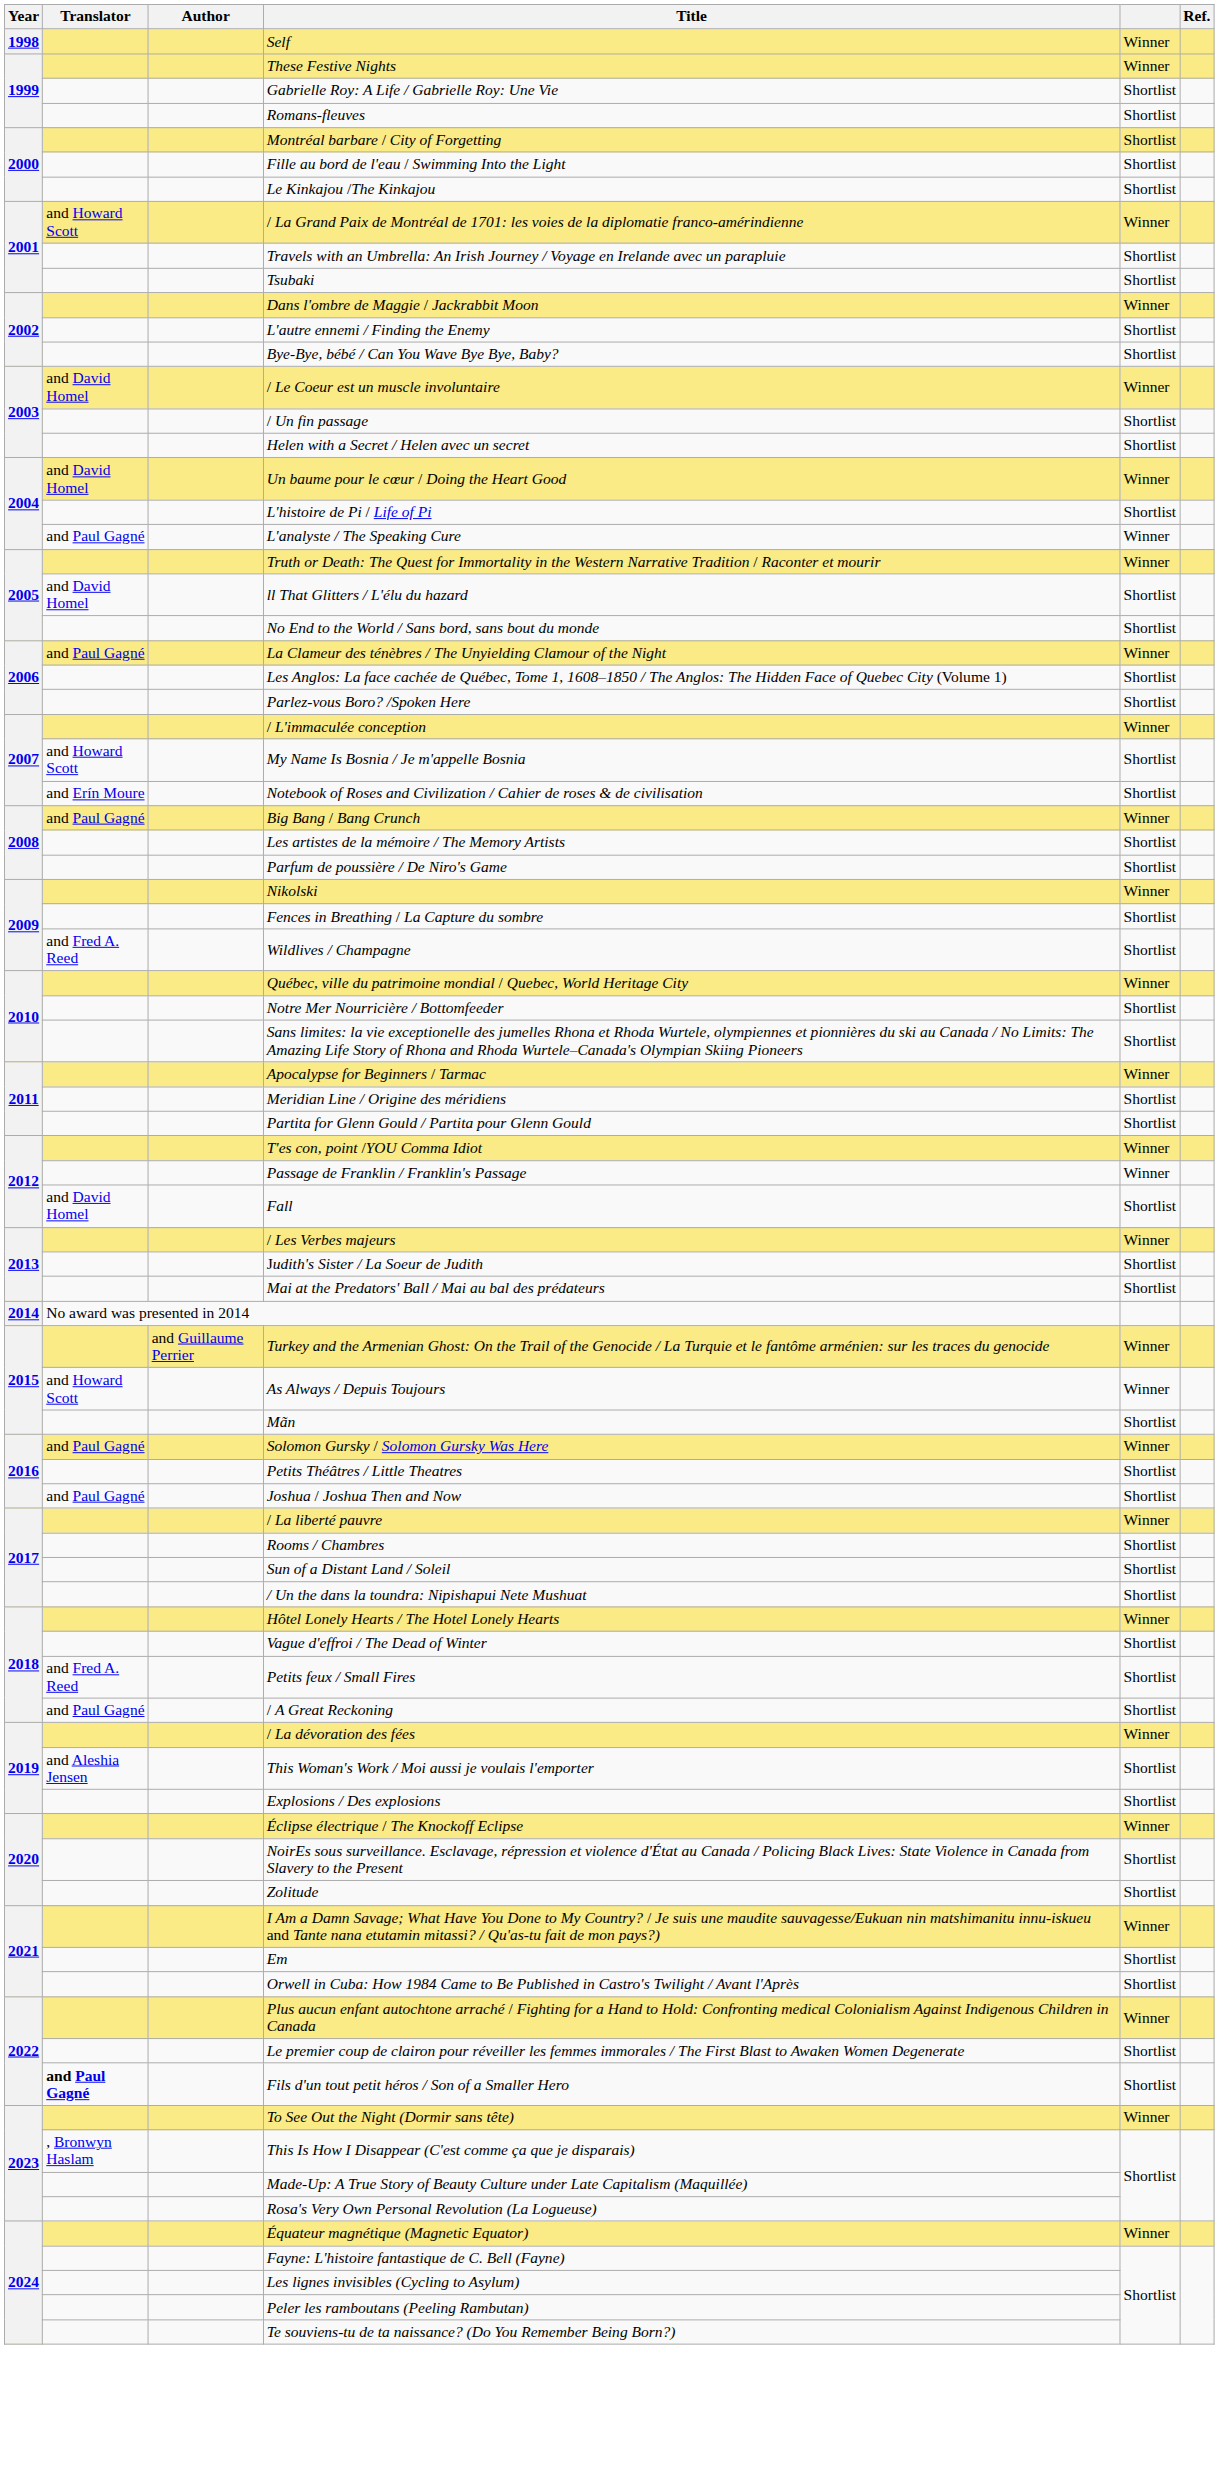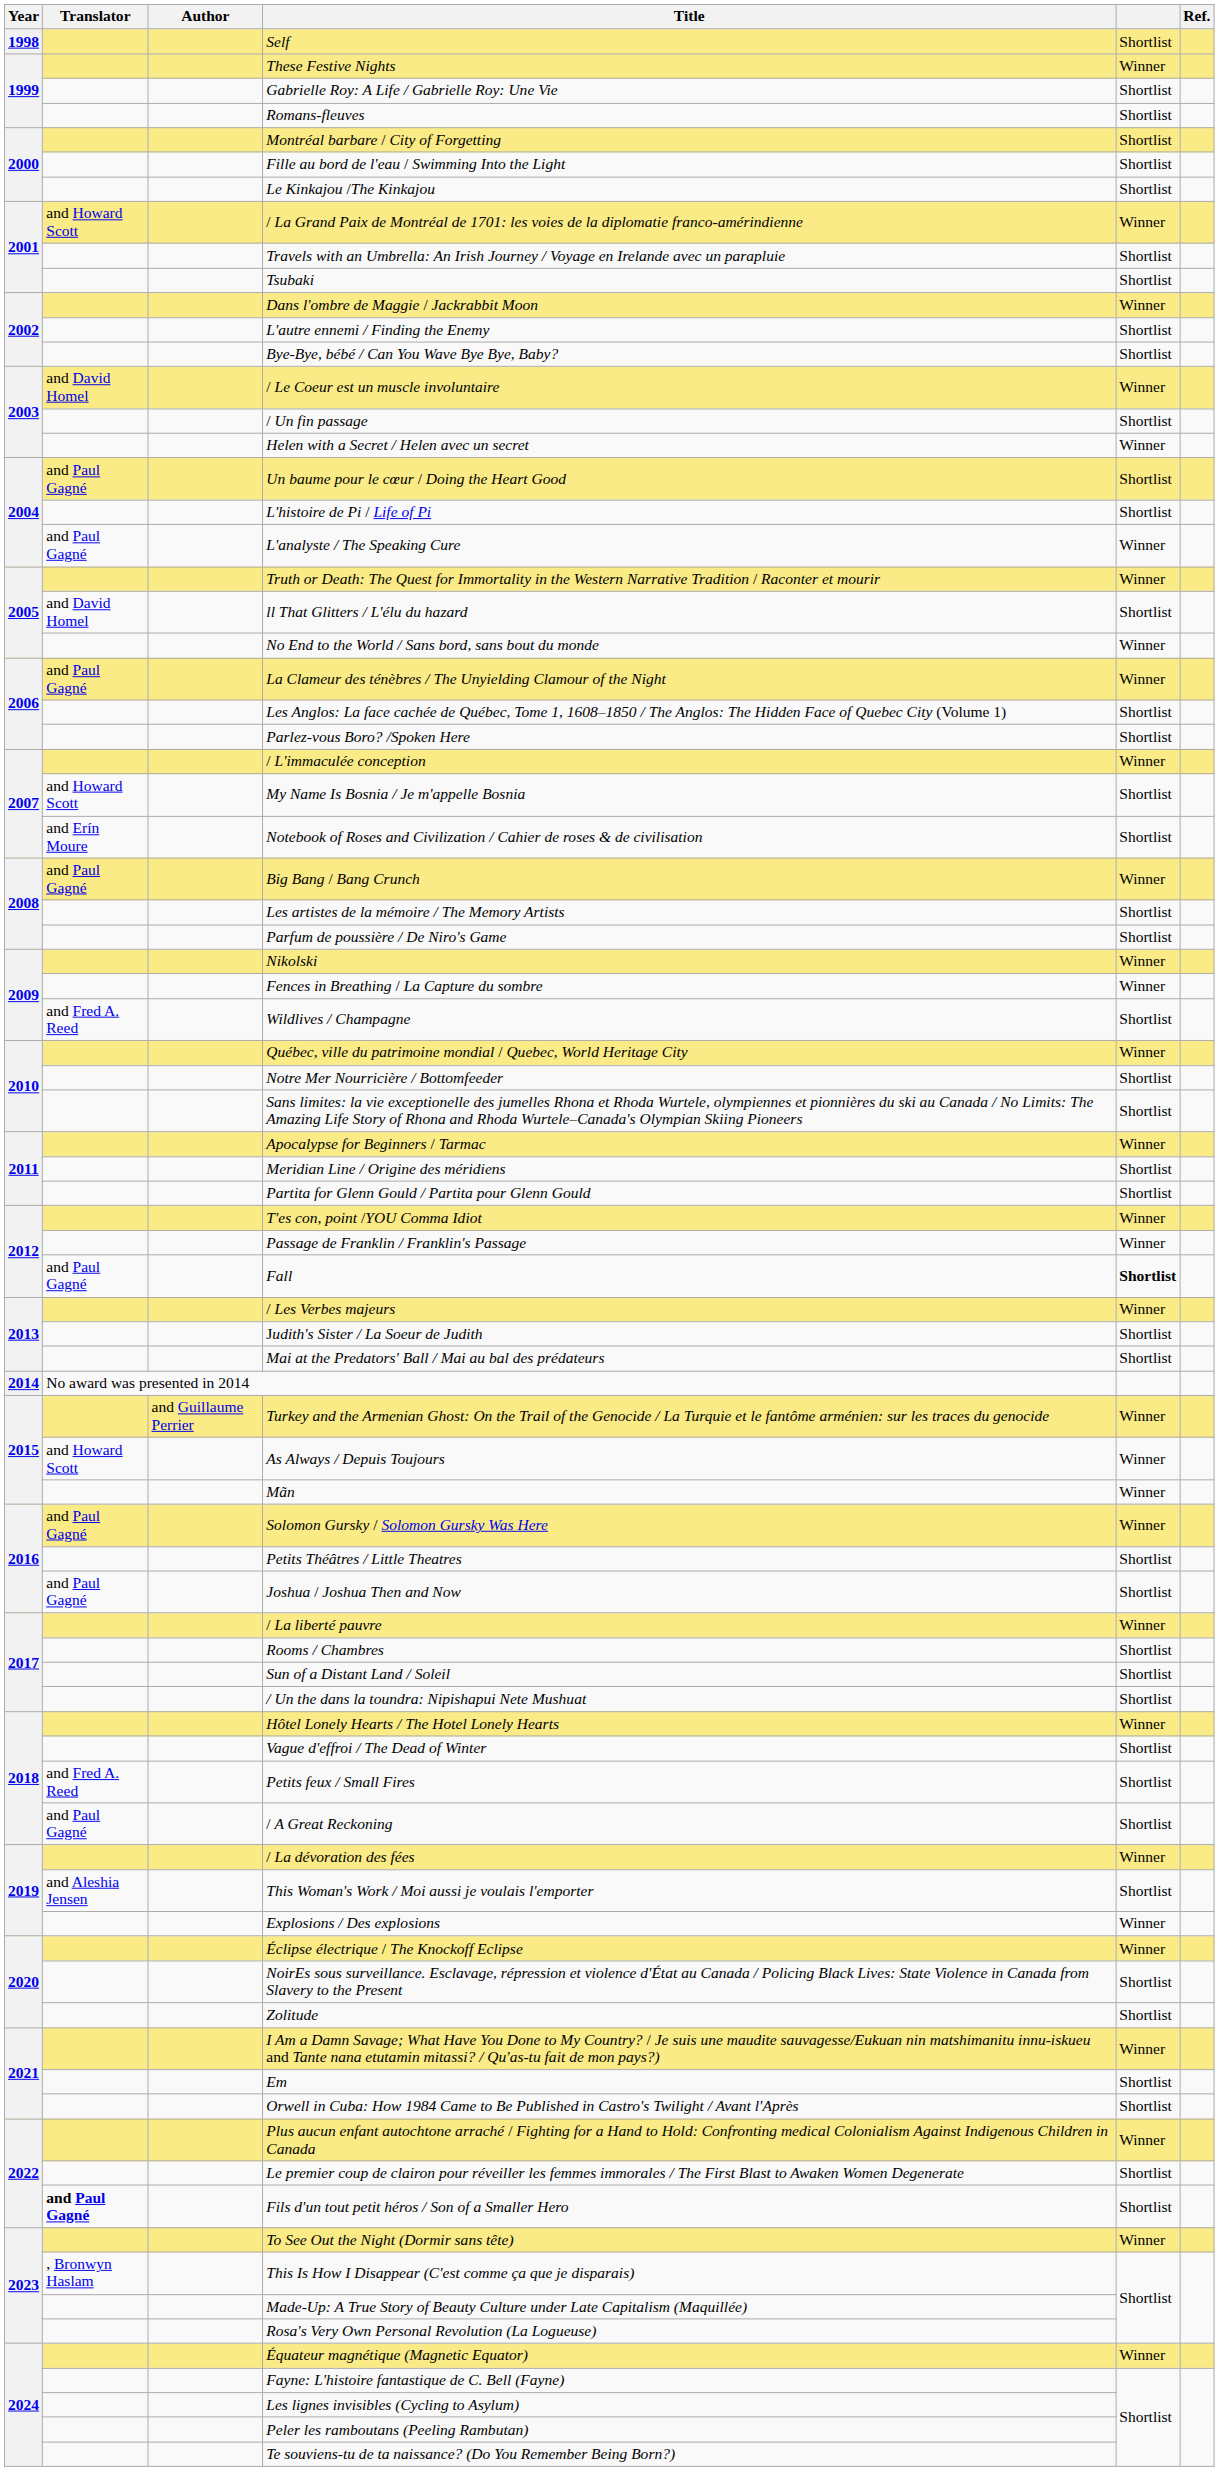(1147, 41) Winner -> (1146, 41) Shortlist
(1150, 445) Shortlist -> (1142, 445) Winner
(78, 478) and David Homel -> (73, 478) and Paul Gagné
(1147, 478) Winner -> (1146, 478) Shortlist
(1150, 628) Shortlist -> (1142, 645) Winner
(1150, 916) Shortlist -> (1142, 986) Winner
(78, 1206) and David Homel -> (73, 1275) and Paul Gagné
(1150, 1206) normal -> (1148, 1275) bold
(1150, 1422) Shortlist -> (1142, 1491) Winner
(1150, 1801) Shortlist -> (1142, 1923) Winner
